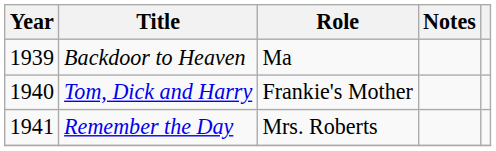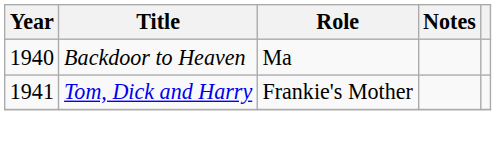(32, 57) 1939 -> (32, 57) 1940
(32, 92) 1940 -> (32, 92) 1941
- row: (149, 127)
